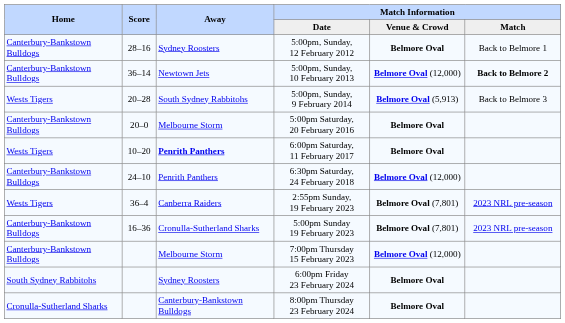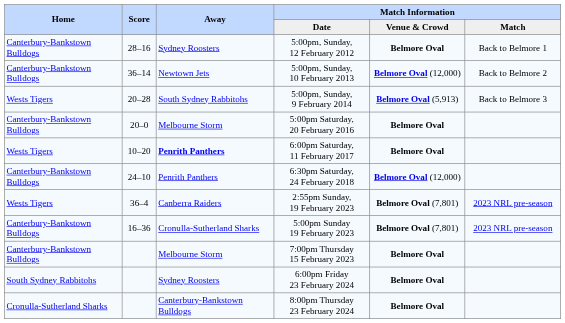(513, 73) bold -> (513, 73) normal
(417, 254) Belmore Oval (12,000) -> (417, 254) Belmore Oval
